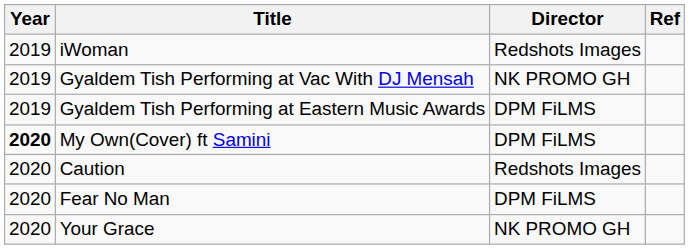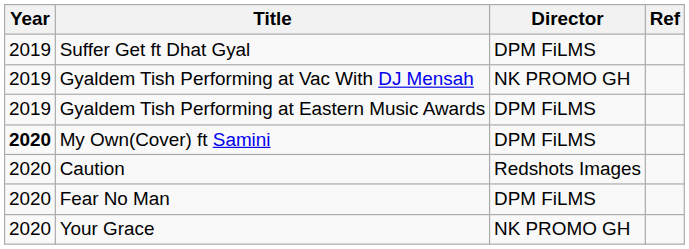- row: (94, 49)
+ row: (155, 49)
